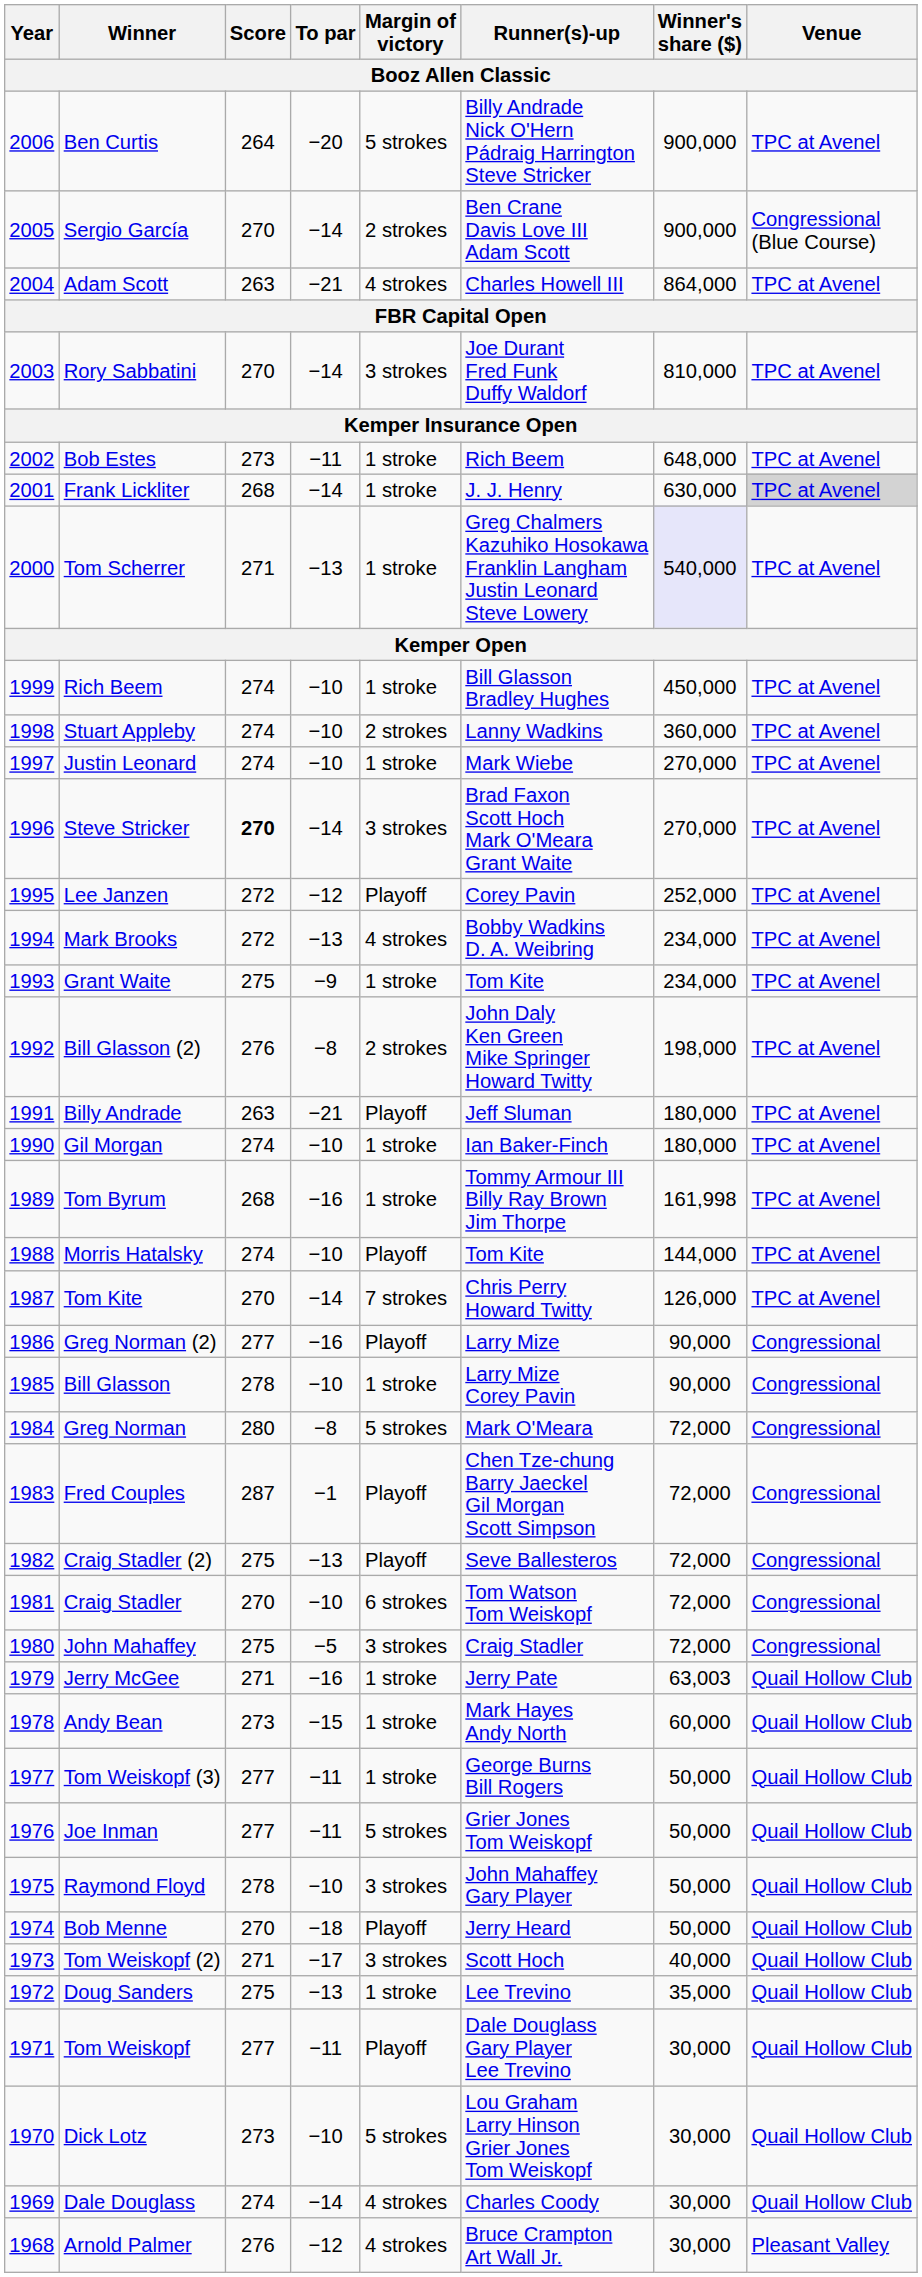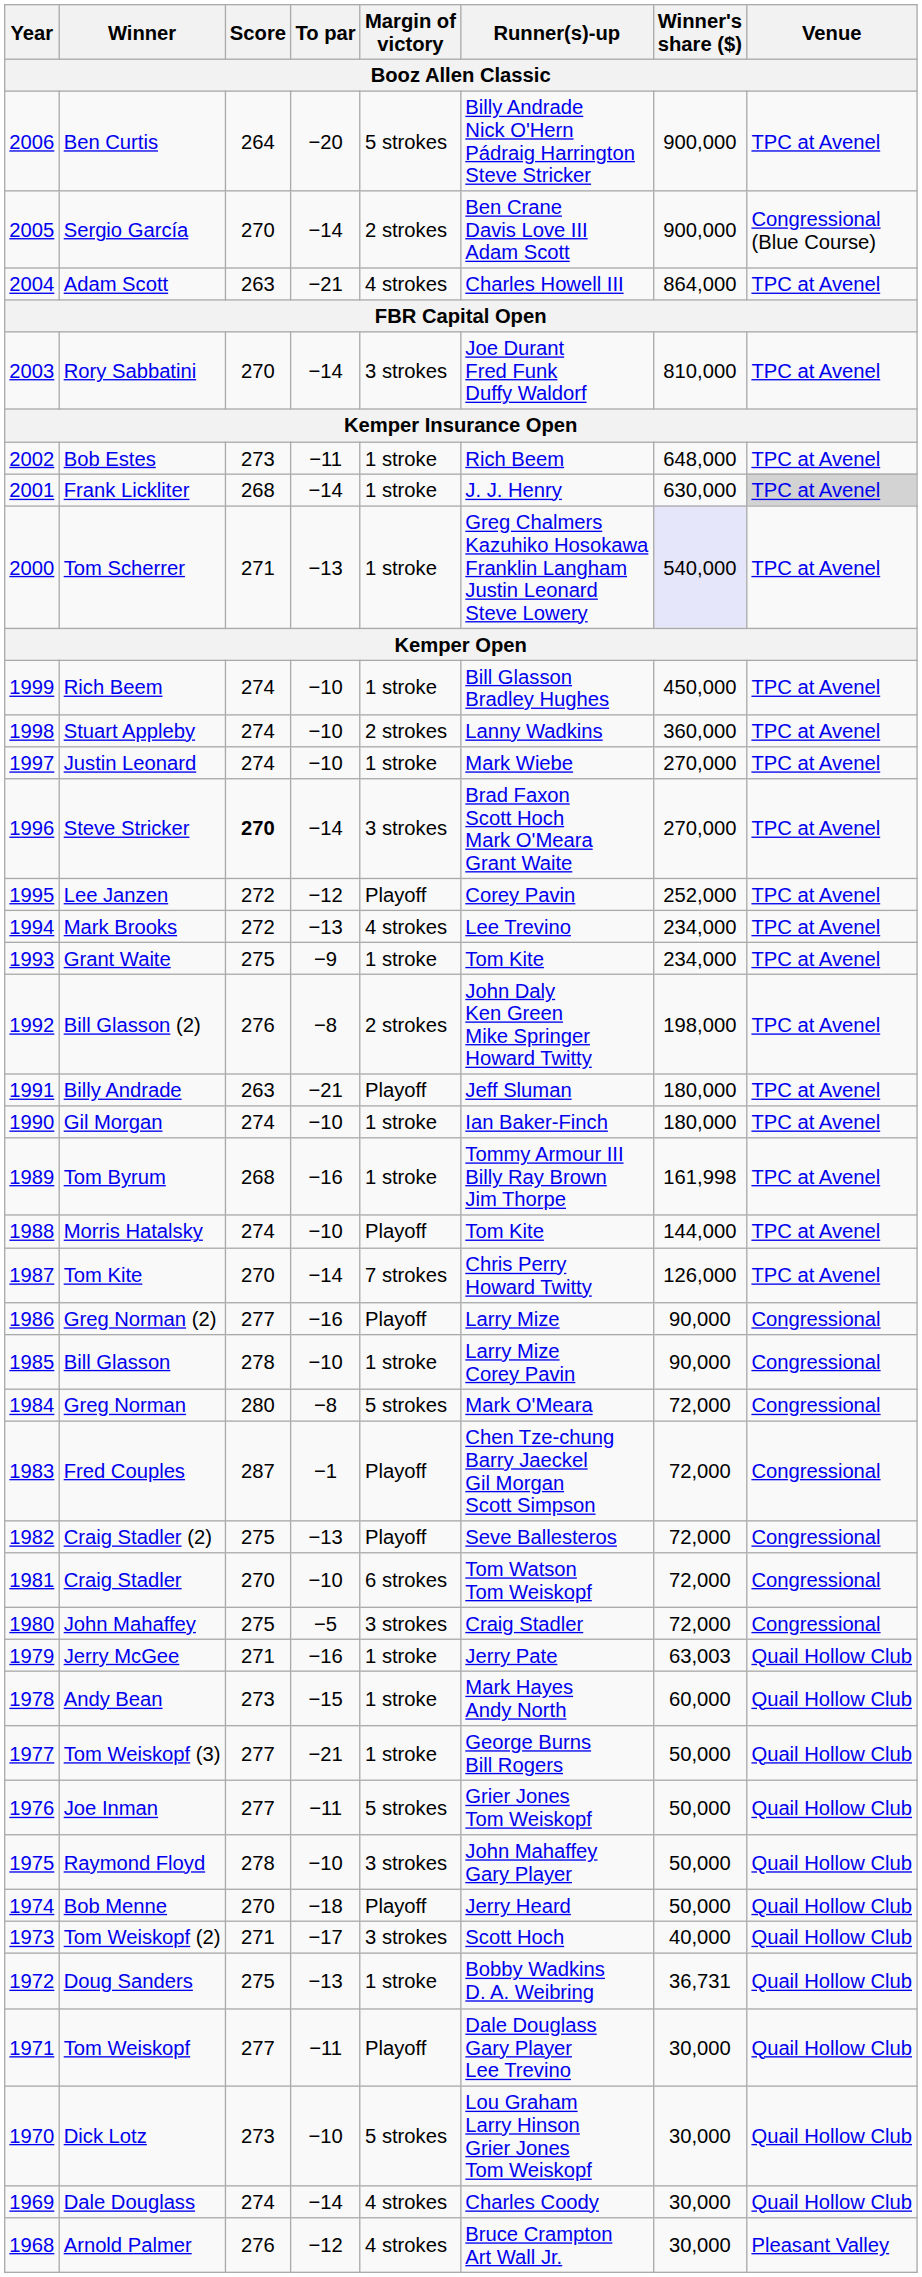(535, 938) Bobby Wadkins D. A. Weibring -> (518, 927) Lee Trevino
(326, 1776) −11 -> (326, 1753) −21
(518, 1992) Lee Trevino -> (535, 1981) Bobby Wadkins D. A. Weibring
(700, 1992) 35,000 -> (700, 1981) 36,731
